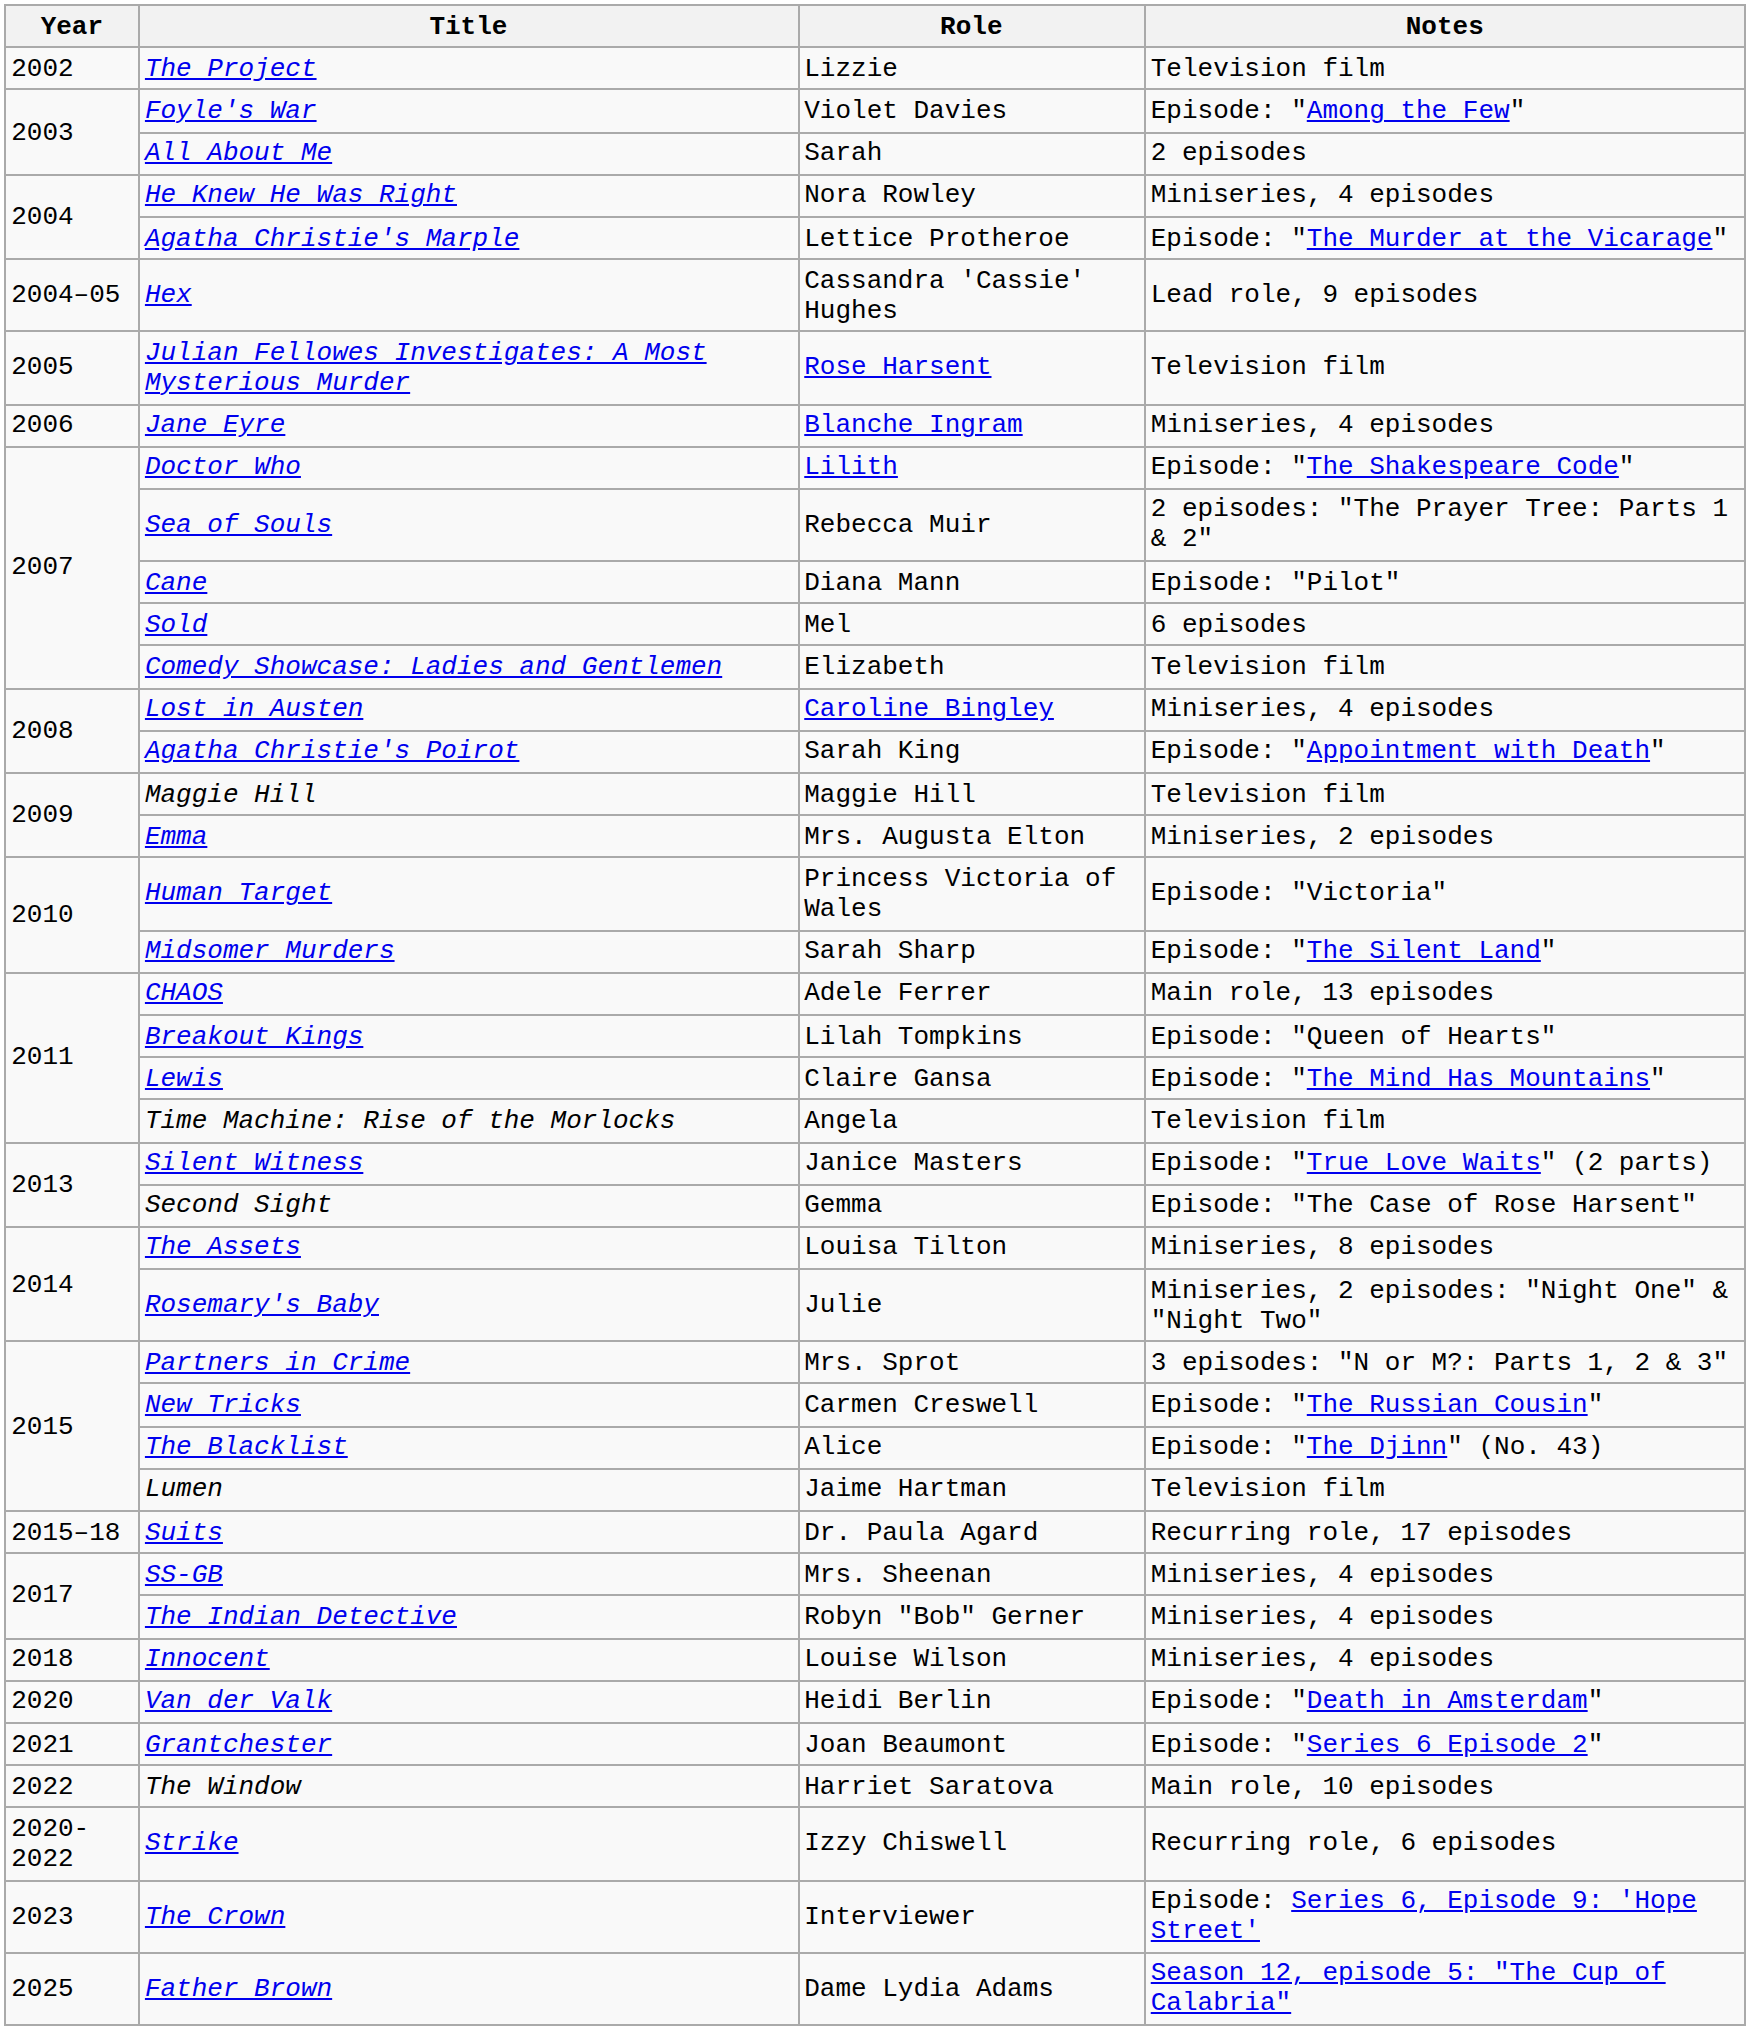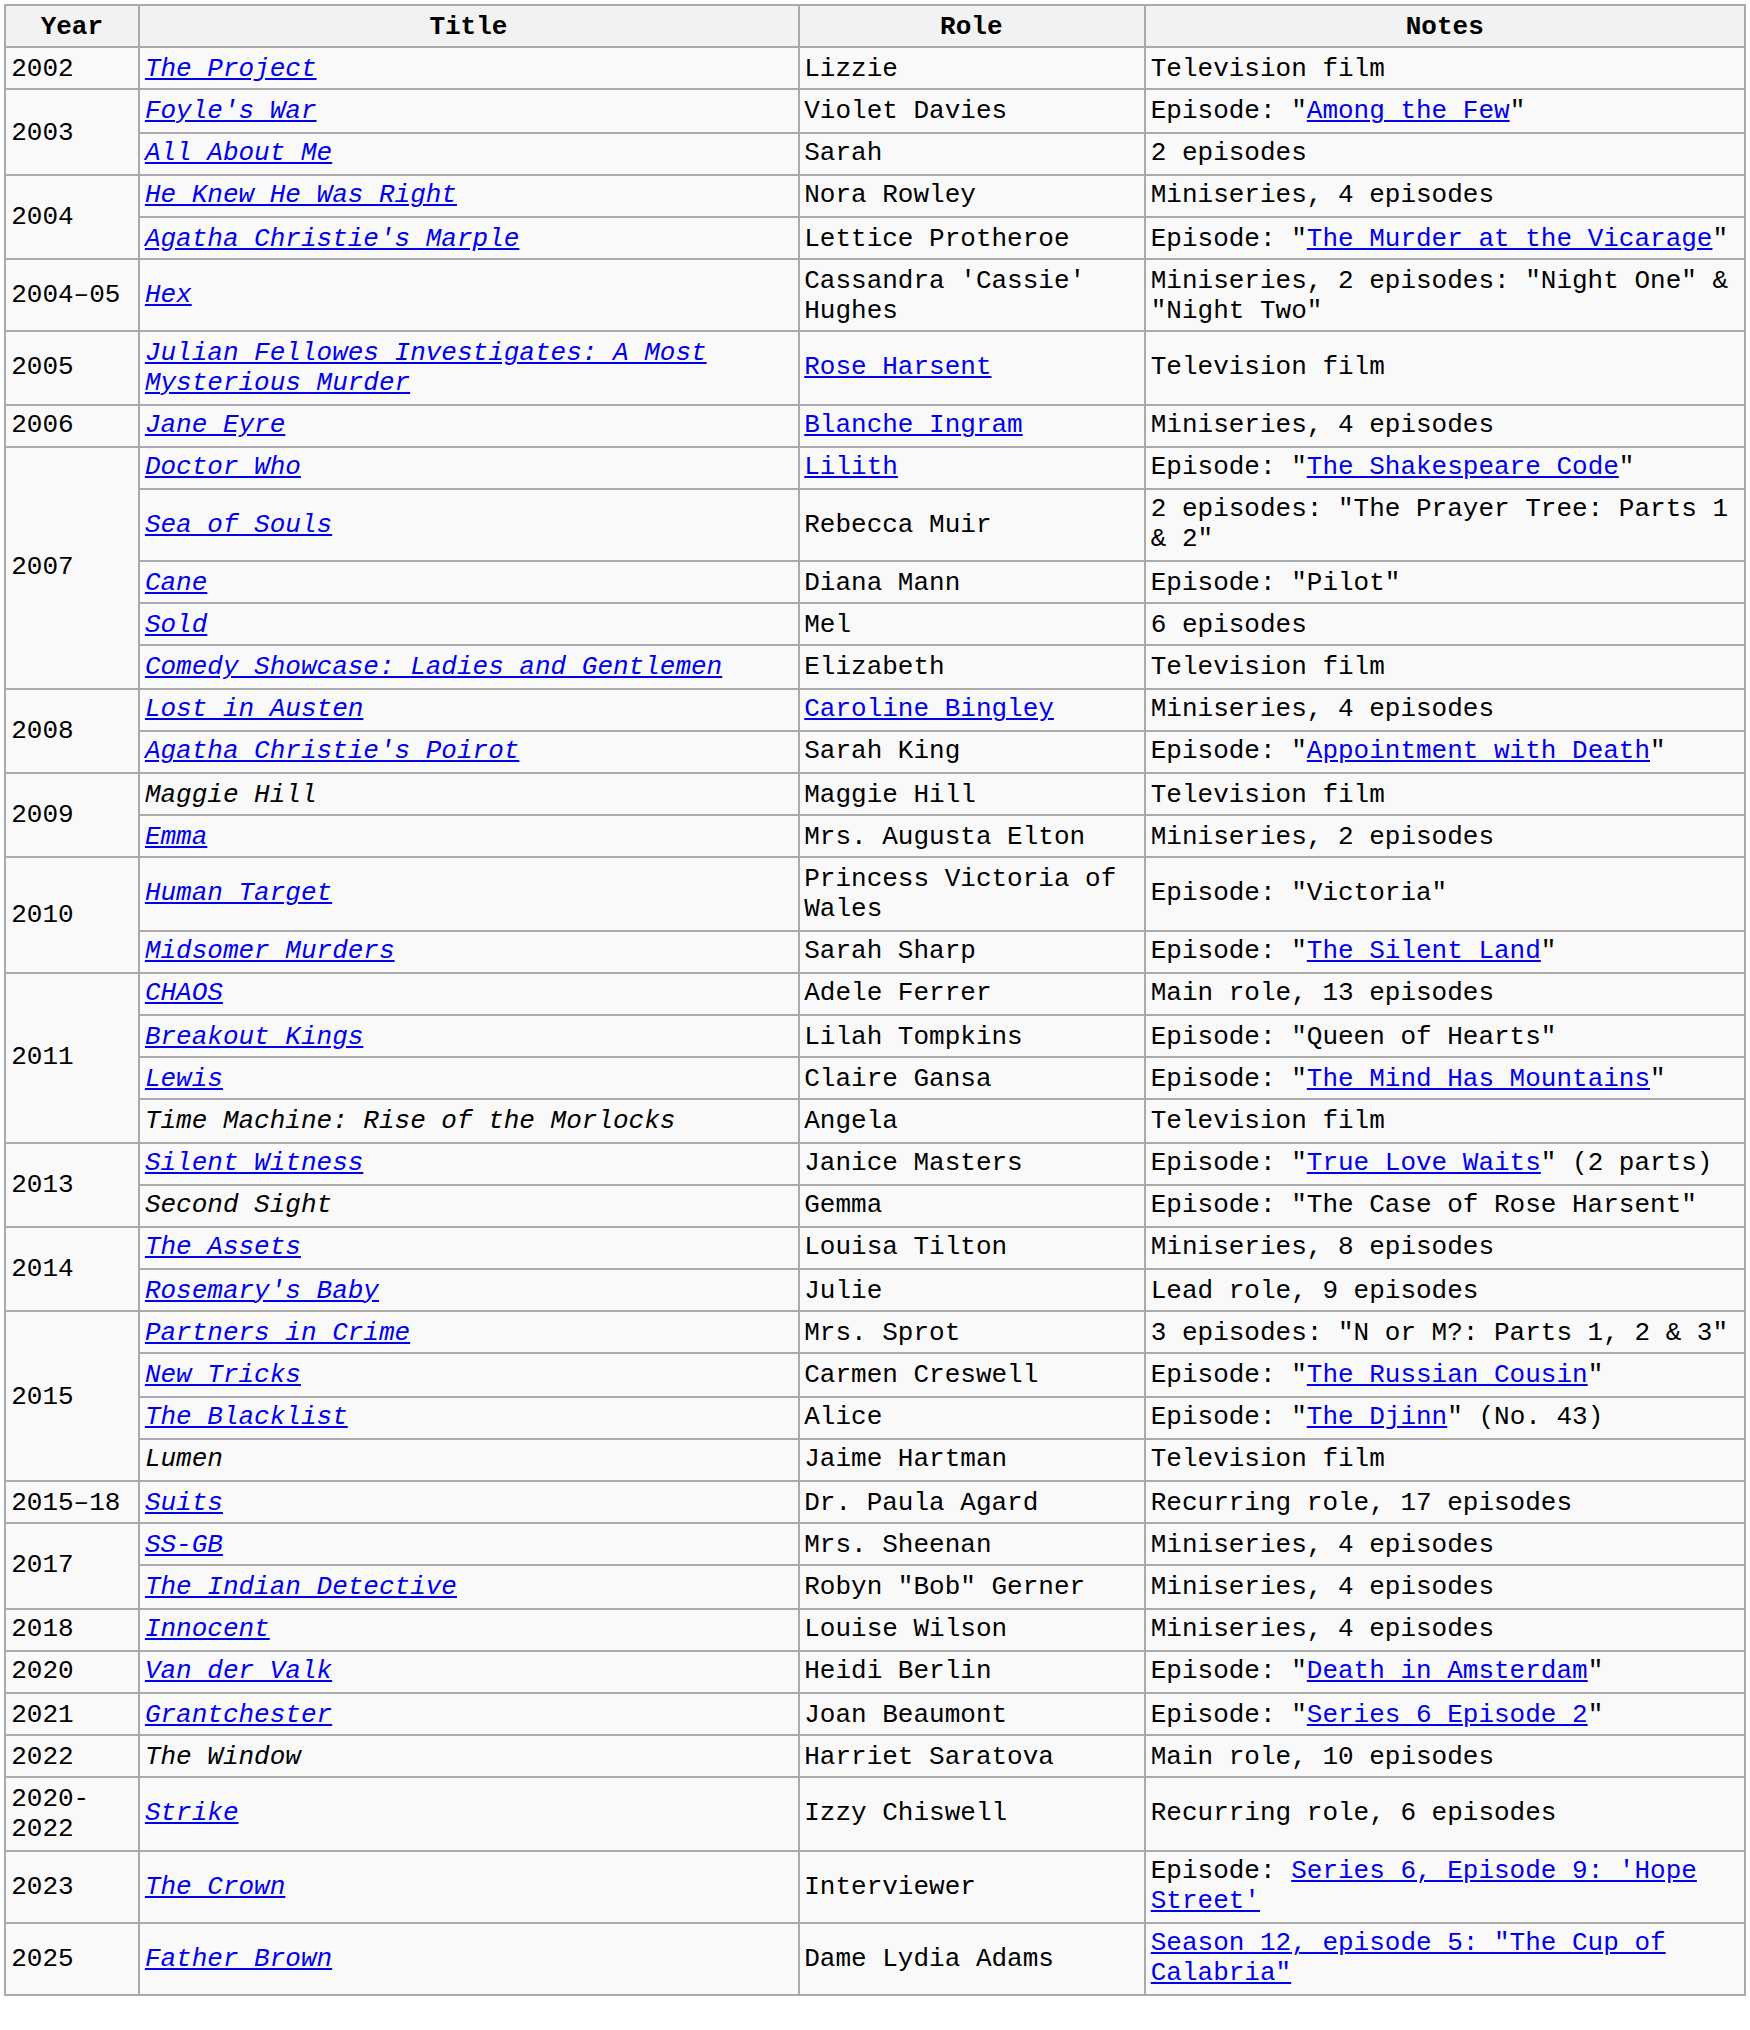(1315, 295) Lead role, 9 episodes -> (1439, 295) Miniseries, 2 episodes: "Night One" & "Night Two"
(1439, 1305) Miniseries, 2 episodes: "Night One" & "Night Two" -> (1315, 1290) Lead role, 9 episodes
